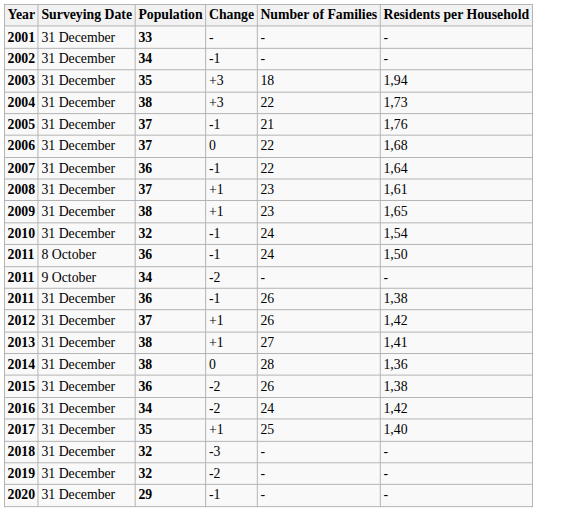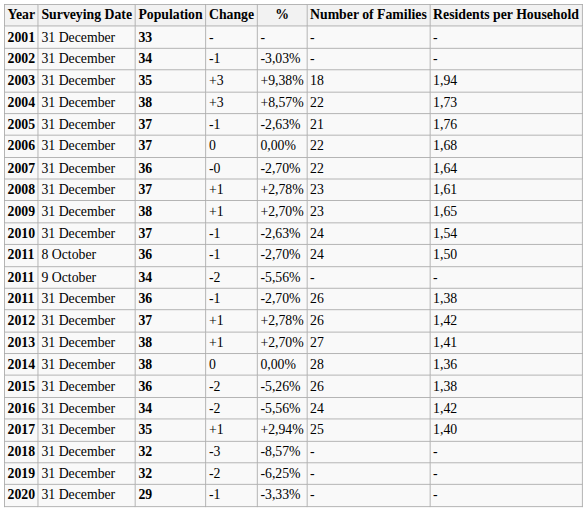+ column: (282, 15)
(215, 168) -1 -> (215, 168) -0
(145, 233) 32 -> (145, 233) 37
